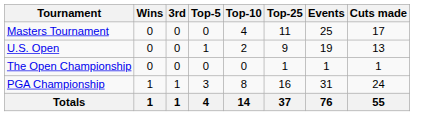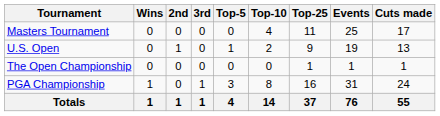+ column: (178, 13)
